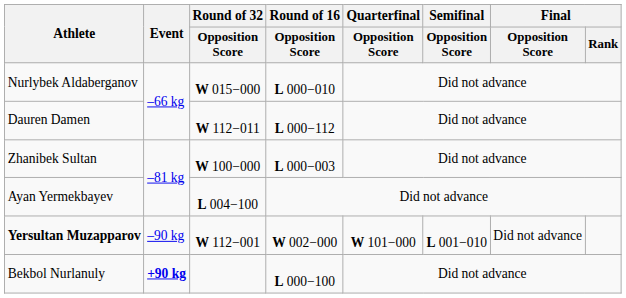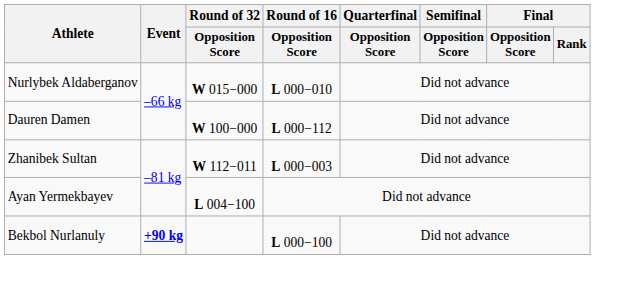(228, 128) W 112−011 -> (225, 128) W 100−000
(228, 167) W 100−000 -> (225, 167) W 112−011
- row: (74, 235)
